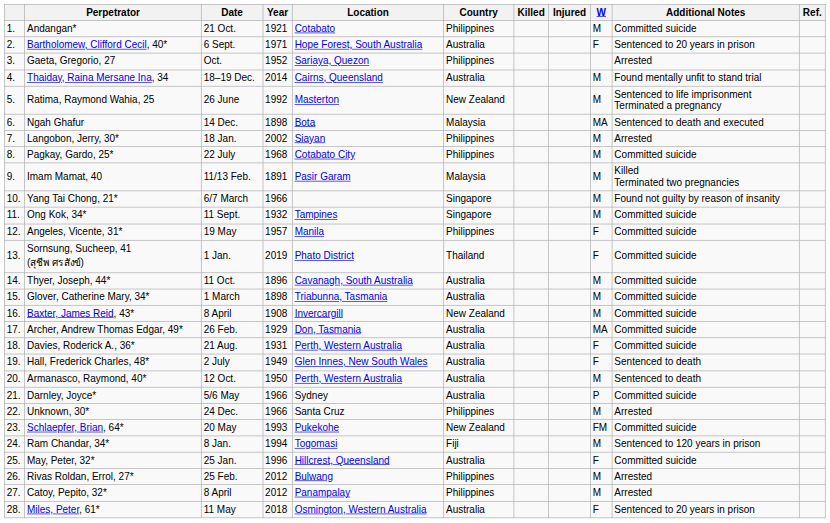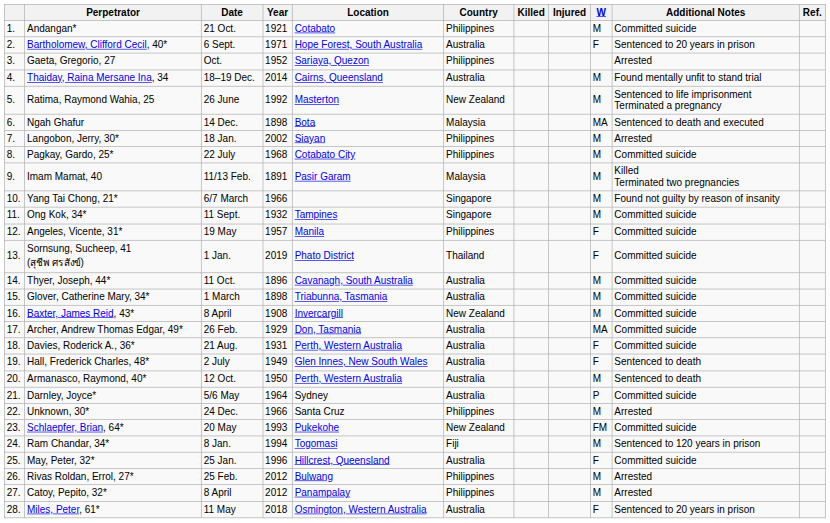(276, 395) 1966 -> (276, 395) 1964
